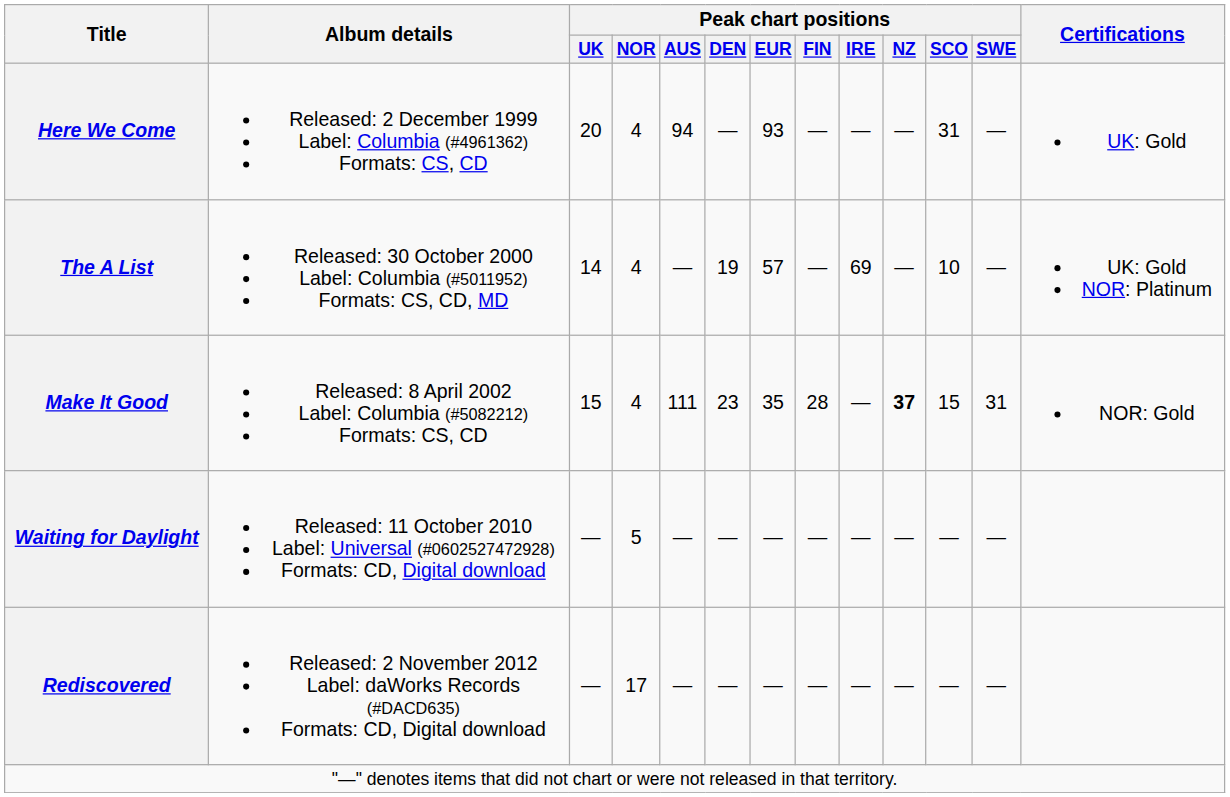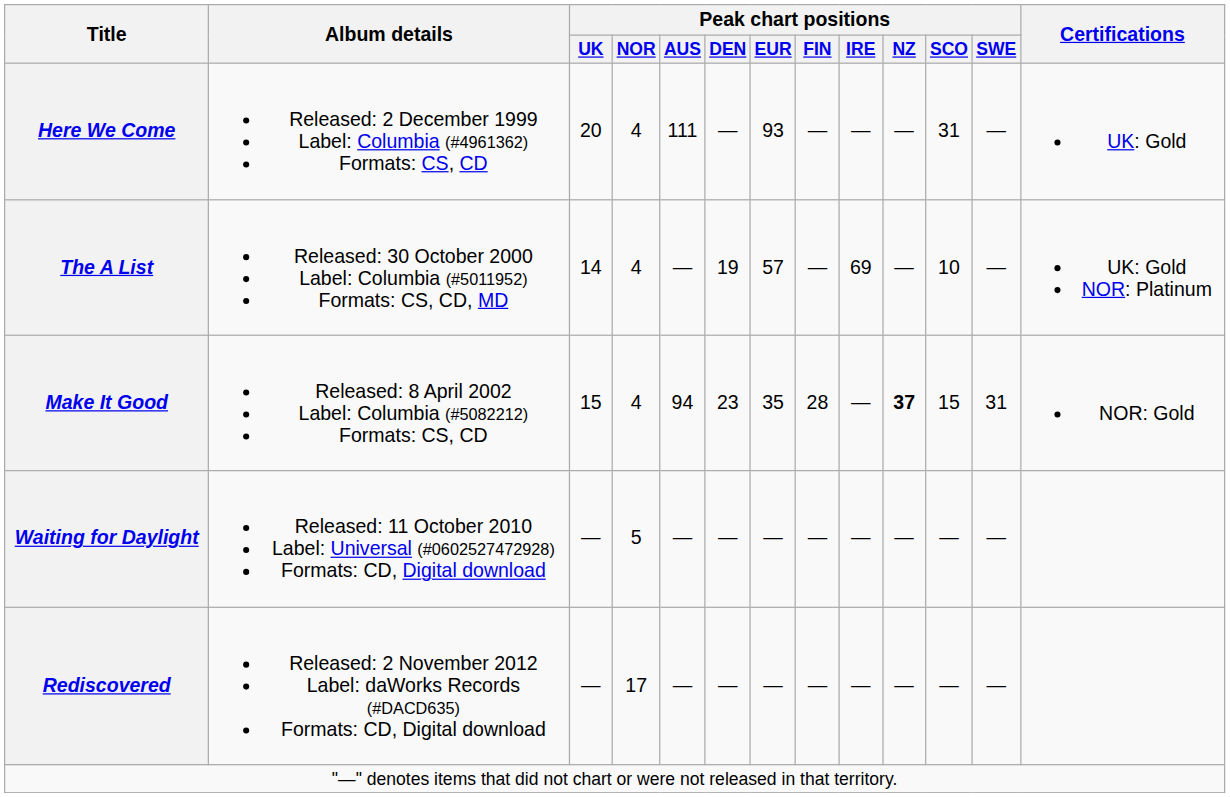(682, 131) 94 -> (682, 131) 111
(682, 402) 111 -> (682, 402) 94
